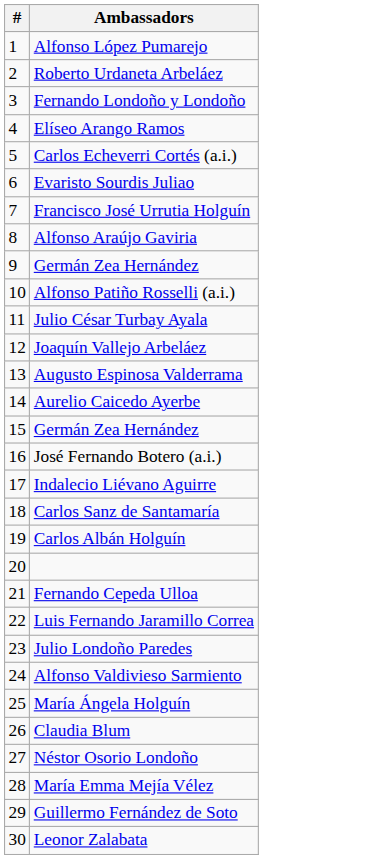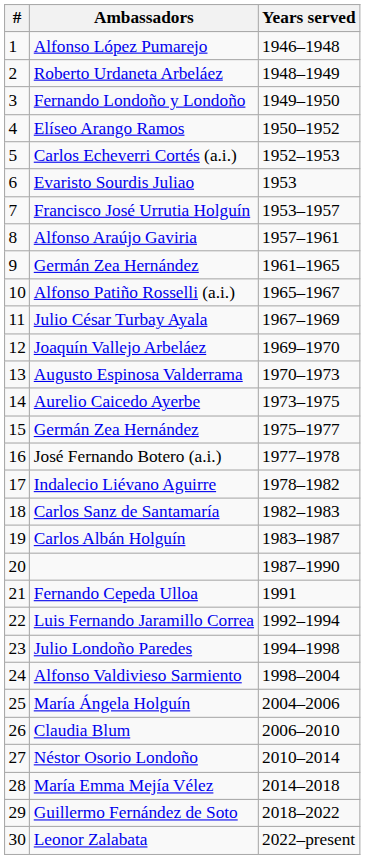+ column: (309, 18)
